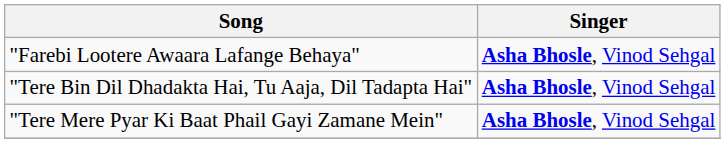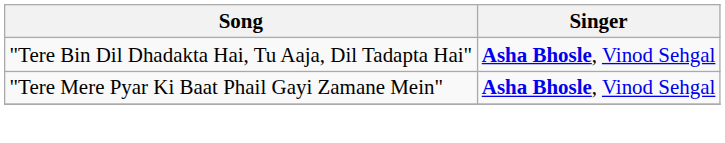- row: (185, 54)
